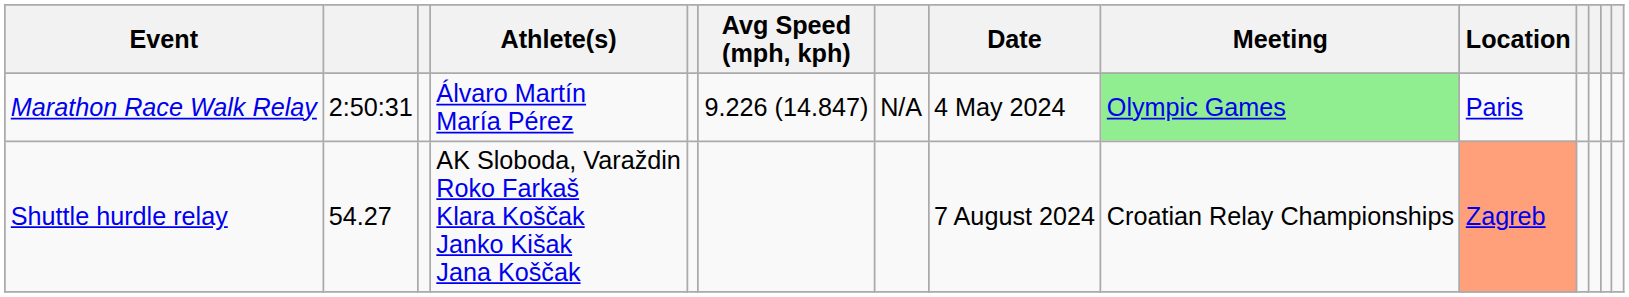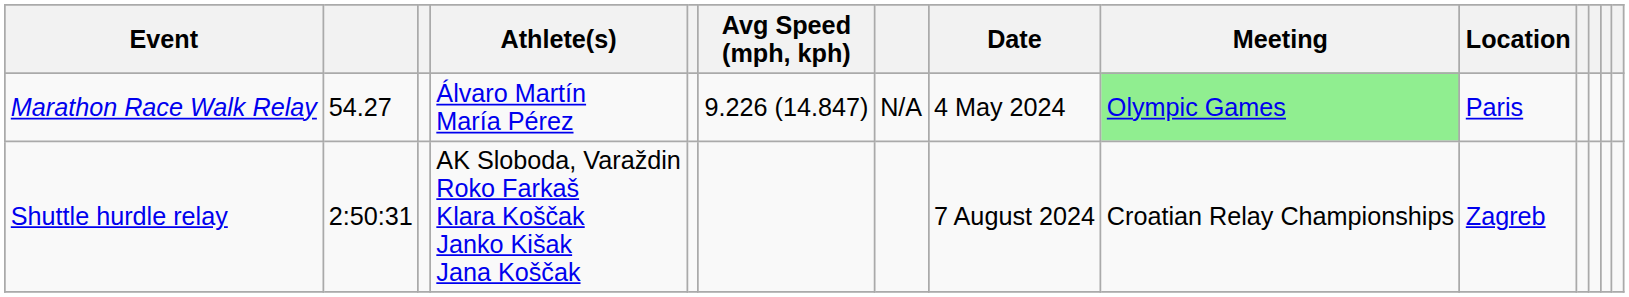(371, 107) 2:50:31 -> (360, 107) 54.27
(360, 217) 54.27 -> (371, 217) 2:50:31
(1506, 217) lightsalmon background -> (1506, 217) no background
